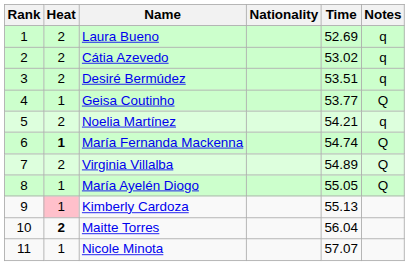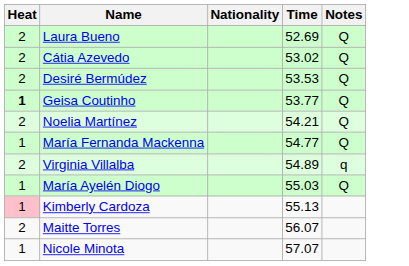- column: (24, 15)
(383, 36) q -> (344, 36) Q
(383, 57) q -> (344, 57) Q
(341, 79) 53.51 -> (302, 79) 53.53
(383, 79) q -> (344, 79) Q
(61, 100) normal -> (22, 100) bold
(383, 121) q -> (344, 121) Q
(61, 143) bold -> (22, 143) normal
(341, 143) 54.74 -> (302, 143) 54.77
(383, 164) Q -> (344, 164) q
(341, 185) 55.05 -> (302, 185) 55.03
(61, 228) bold -> (22, 228) normal
(341, 228) 56.04 -> (302, 228) 56.07
